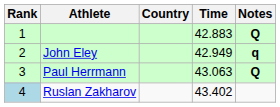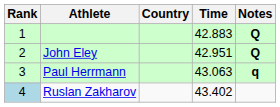(214, 53) 42.949 -> (214, 53) 42.951
(255, 53) q -> (255, 53) Q
(255, 72) Q -> (255, 72) q
